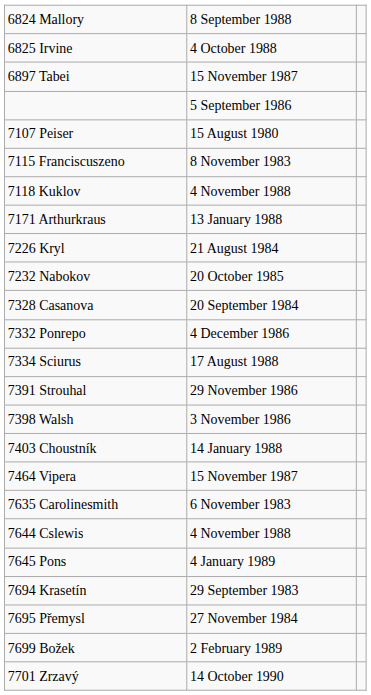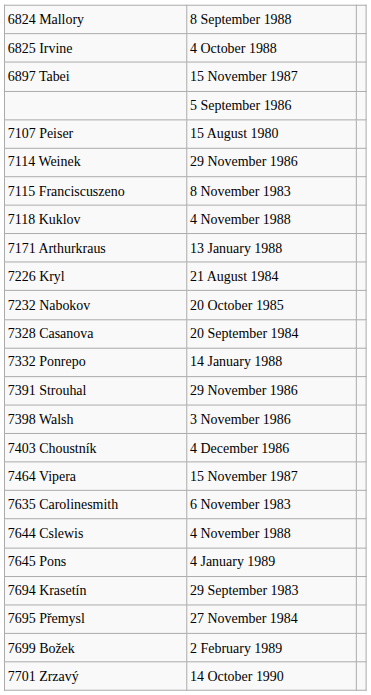+ row: (44, 162)
(240, 333) 4 December 1986 -> (236, 362) 14 January 1988
- row: (44, 362)
(236, 447) 14 January 1988 -> (240, 447) 4 December 1986
